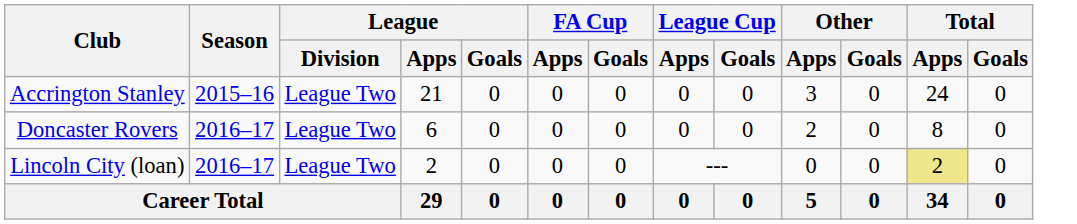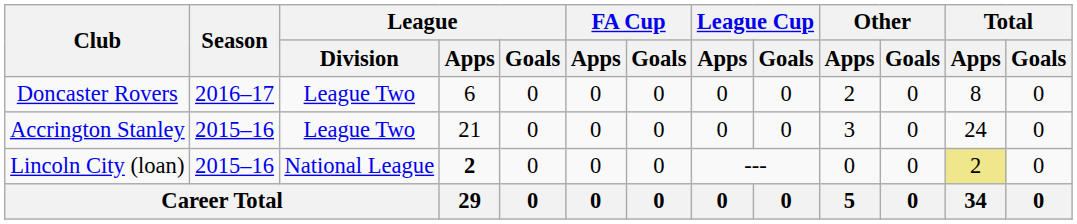rows swapped: (97, 93) <-> (97, 129)
(235, 165) 2016–17 -> (235, 165) 2015–16
(340, 165) League Two -> (359, 165) National League
(431, 165) normal -> (470, 165) bold
